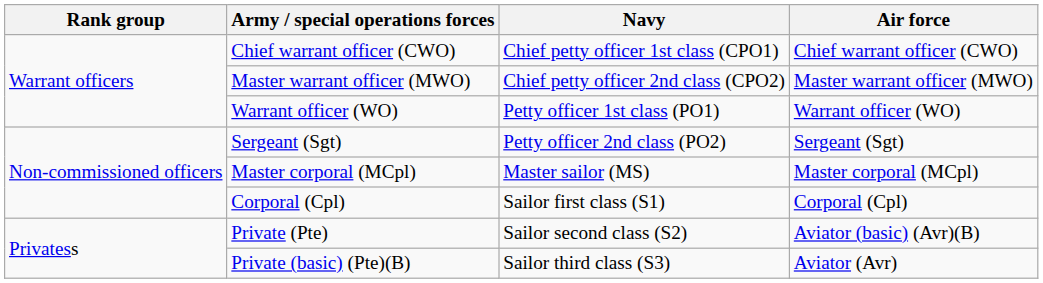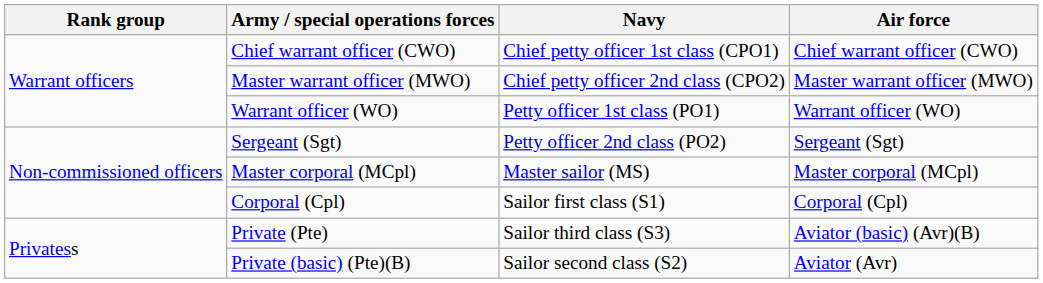(595, 232) Sailor second class (S2) -> (587, 232) Sailor third class (S3)
(587, 263) Sailor third class (S3) -> (595, 263) Sailor second class (S2)
